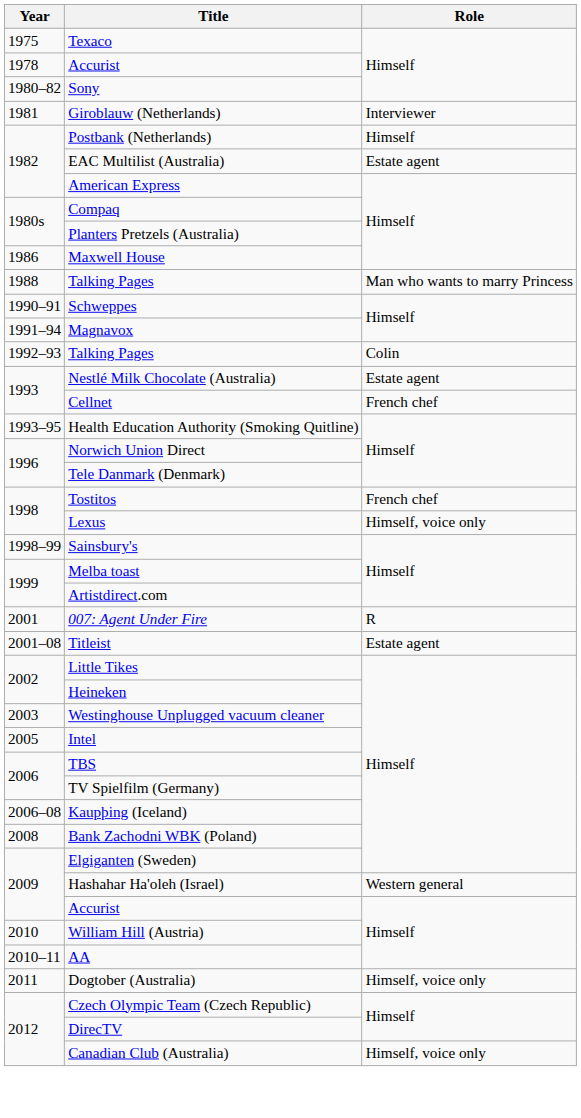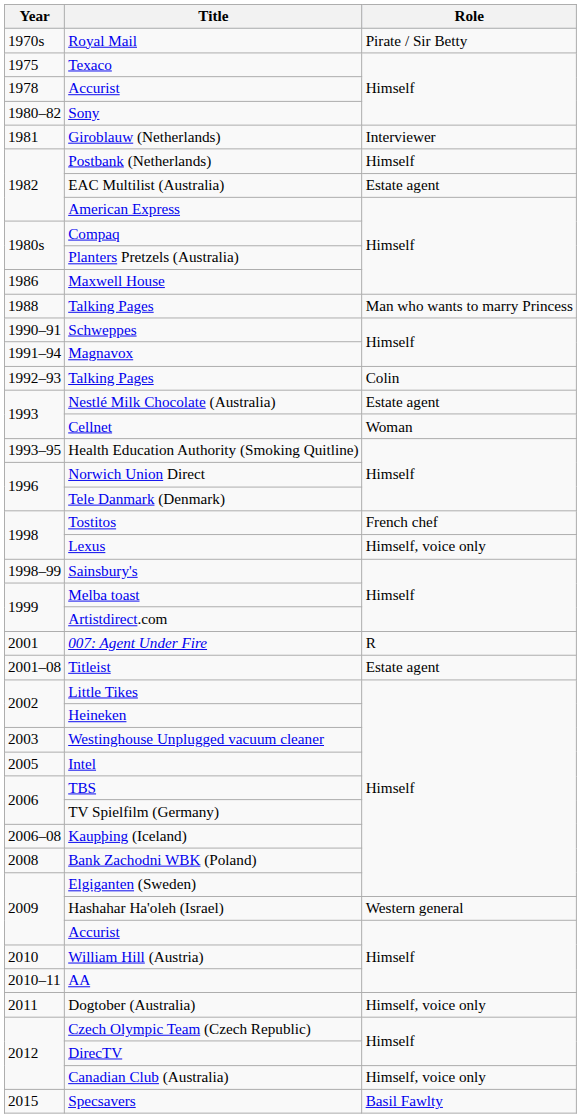+ row: (26, 40)
(402, 402) French chef -> (389, 426) Woman
+ row: (23, 1101)
